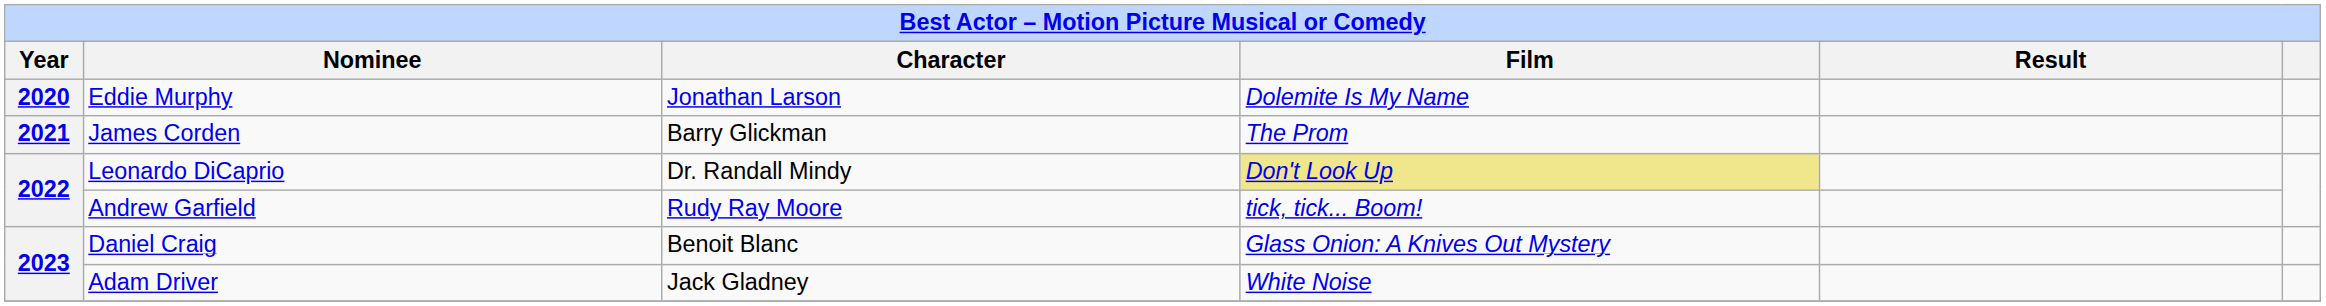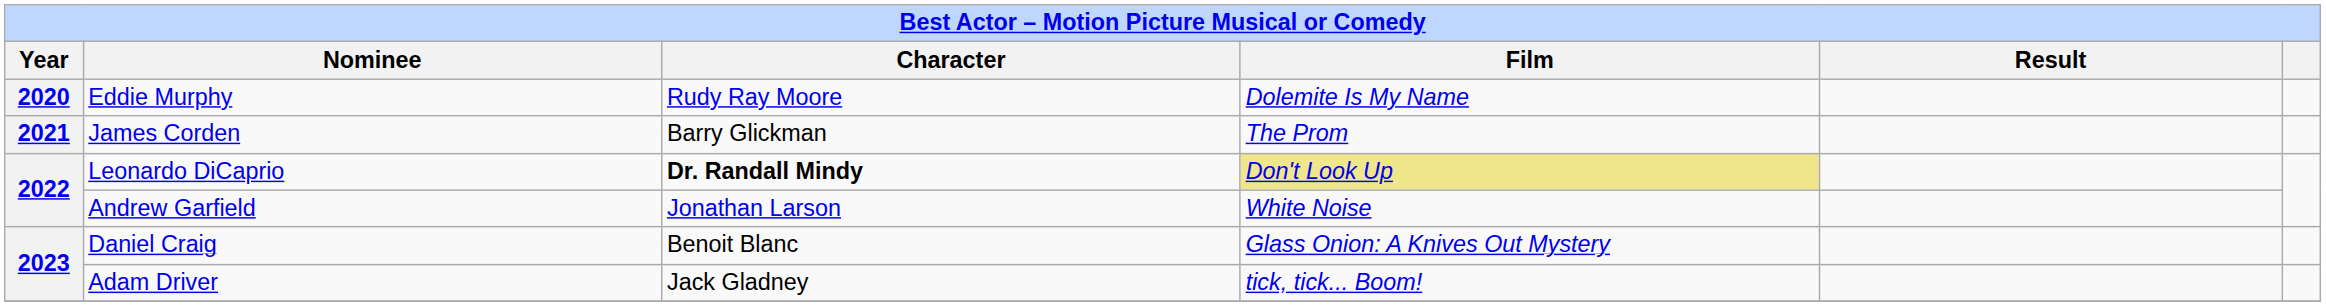(754, 97) Jonathan Larson -> (755, 97) Rudy Ray Moore
(759, 171) normal -> (765, 171) bold
(755, 208) Rudy Ray Moore -> (754, 208) Jonathan Larson
(1334, 208) tick, tick... Boom! -> (1309, 208) White Noise
(1309, 282) White Noise -> (1334, 282) tick, tick... Boom!
